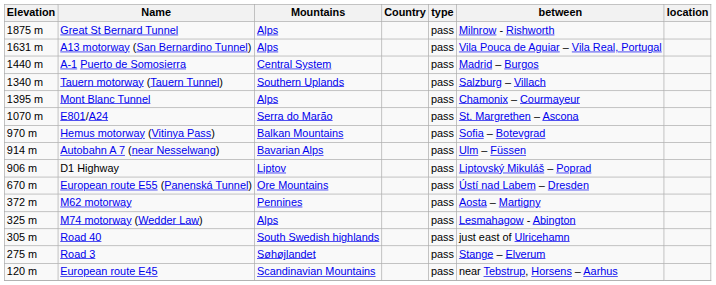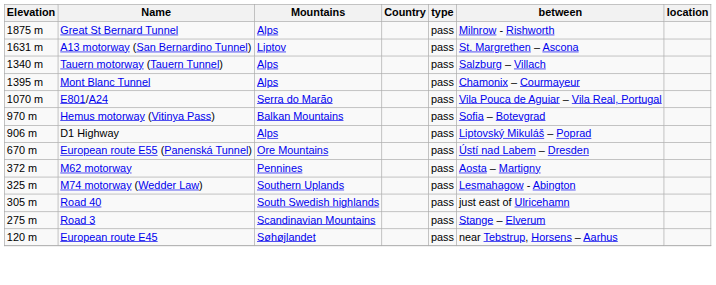(268, 47) Alps -> (272, 47) Liptov
(560, 47) Vila Pouca de Aguiar – Vila Real, Portugal -> (519, 47) St. Margrethen – Ascona
- row: (123, 64)
(301, 82) Southern Uplands -> (268, 64) Alps
(519, 116) St. Margrethen – Ascona -> (560, 99) Vila Pouca de Aguiar – Vila Real, Portugal
- row: (140, 151)
(272, 168) Liptov -> (268, 133) Alps
(268, 220) Alps -> (301, 185) Southern Uplands
(286, 254) Søhøjlandet -> (316, 220) Scandinavian Mountains
(316, 271) Scandinavian Mountains -> (286, 237) Søhøjlandet
